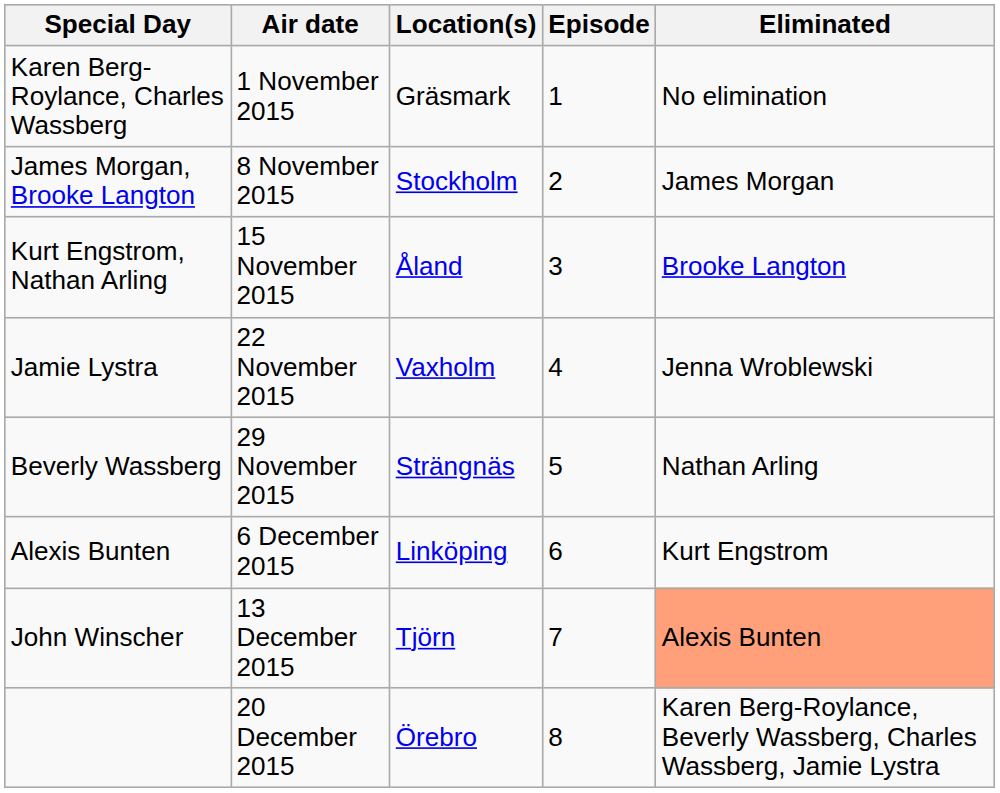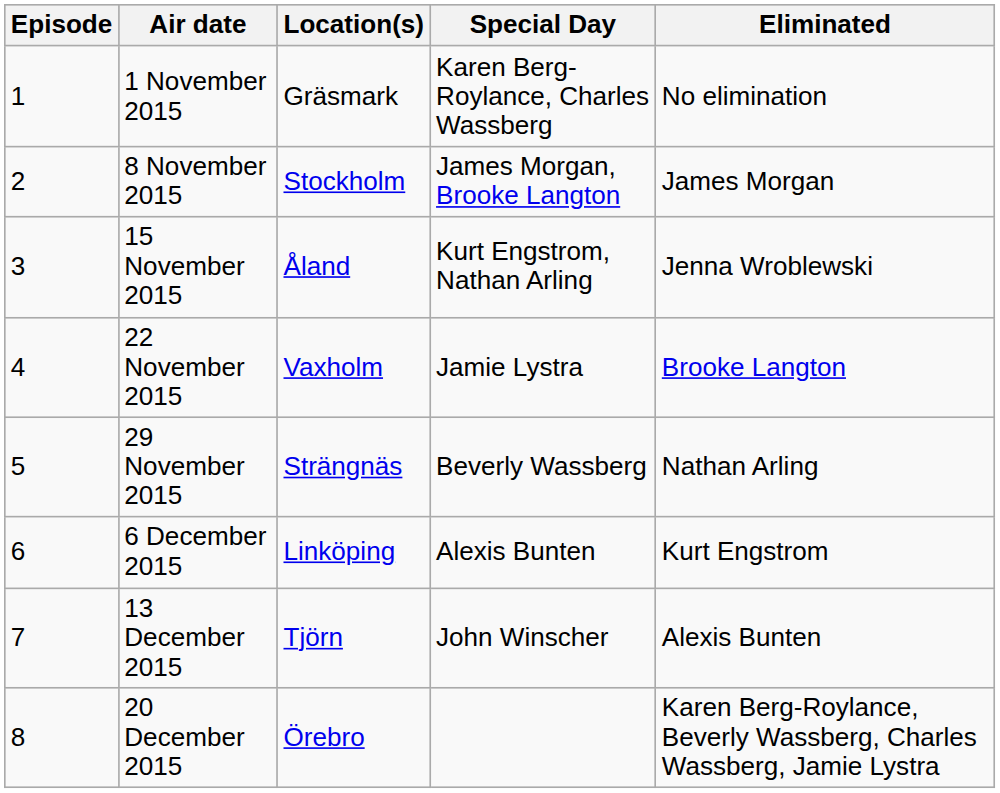columns swapped: (599, 25) <-> (118, 25)
(754, 266) Brooke Langton -> (767, 266) Jenna Wroblewski
(767, 366) Jenna Wroblewski -> (754, 366) Brooke Langton
(742, 637) lightsalmon background -> (742, 637) no background
